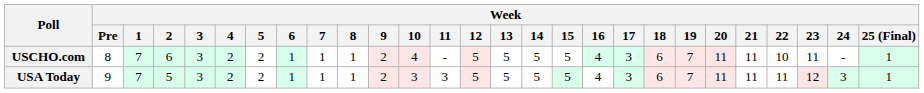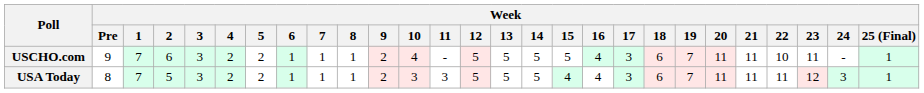(108, 56) 8 -> (108, 56) 9
(108, 77) 9 -> (108, 77) 8
(567, 77) 5 -> (567, 77) 4
